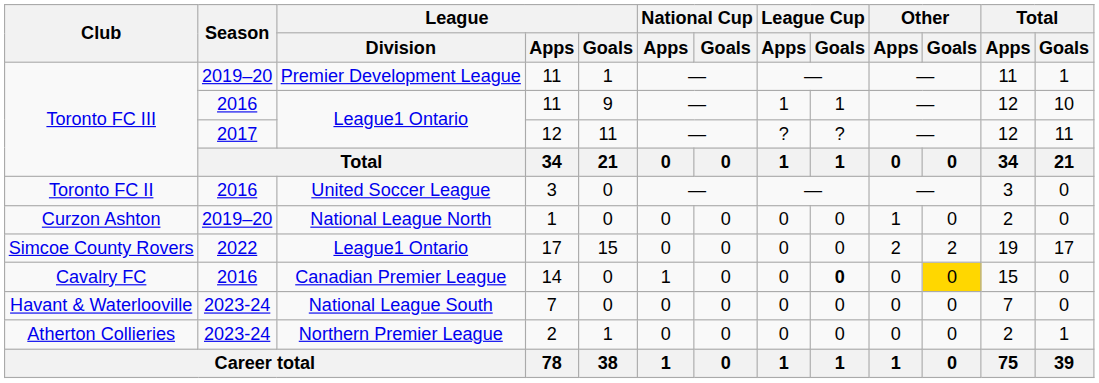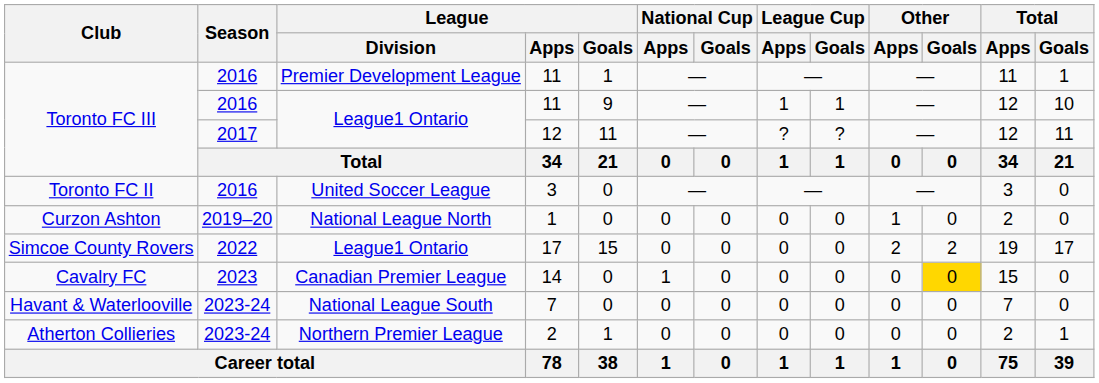(237, 76) 2019–20 -> (237, 76) 2016
(237, 276) 2016 -> (237, 276) 2023
(840, 276) bold -> (840, 276) normal
